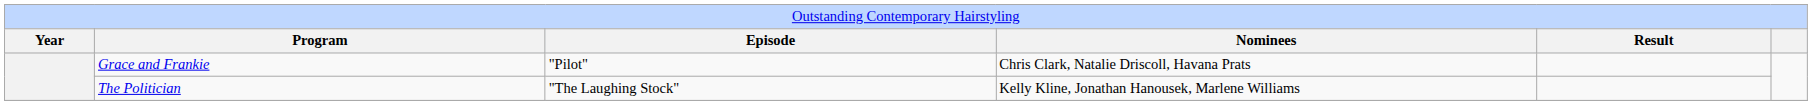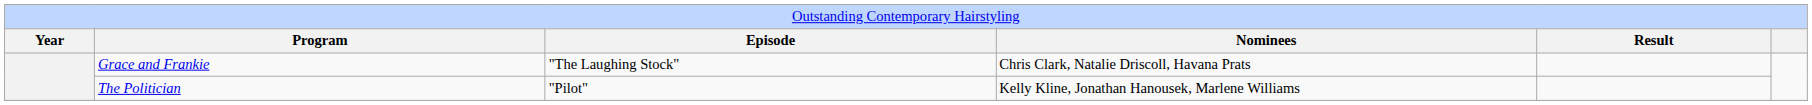(568, 64) "Pilot" -> (614, 64) "The Laughing Stock"
(614, 88) "The Laughing Stock" -> (568, 88) "Pilot"
